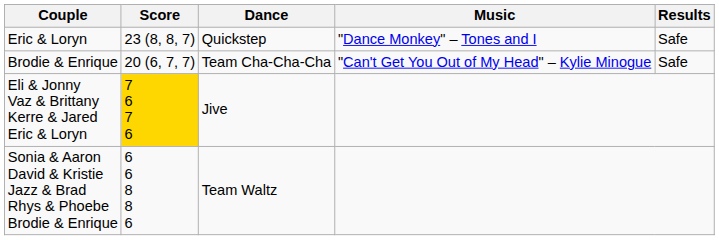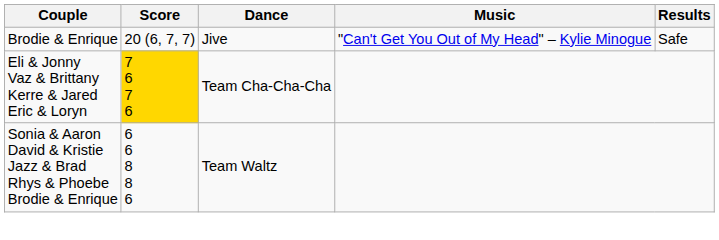- row: (47, 39)
(266, 62) Team Cha-Cha-Cha -> (215, 39) Jive
(215, 109) Jive -> (266, 86) Team Cha-Cha-Cha
